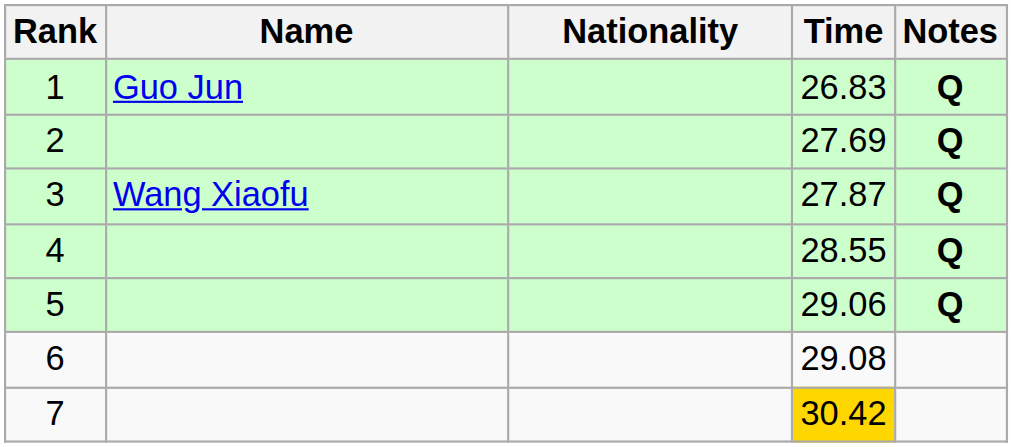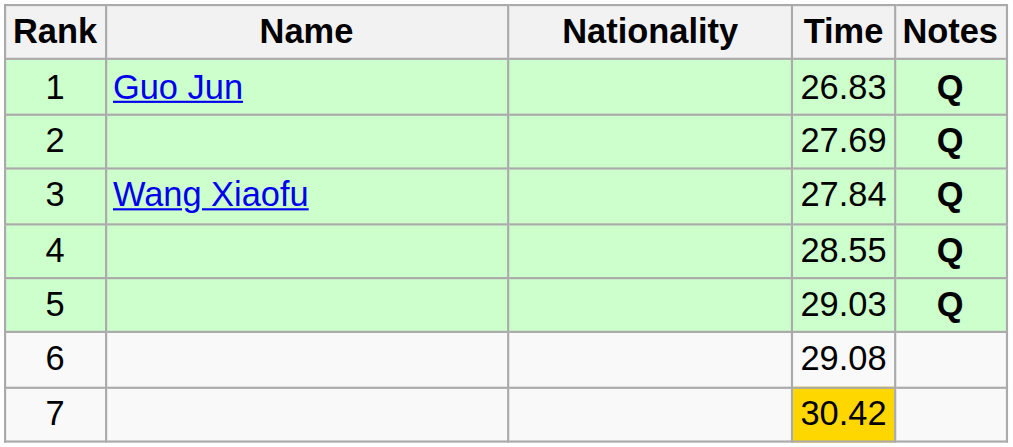(843, 195) 27.87 -> (843, 195) 27.84
(843, 304) 29.06 -> (843, 304) 29.03
